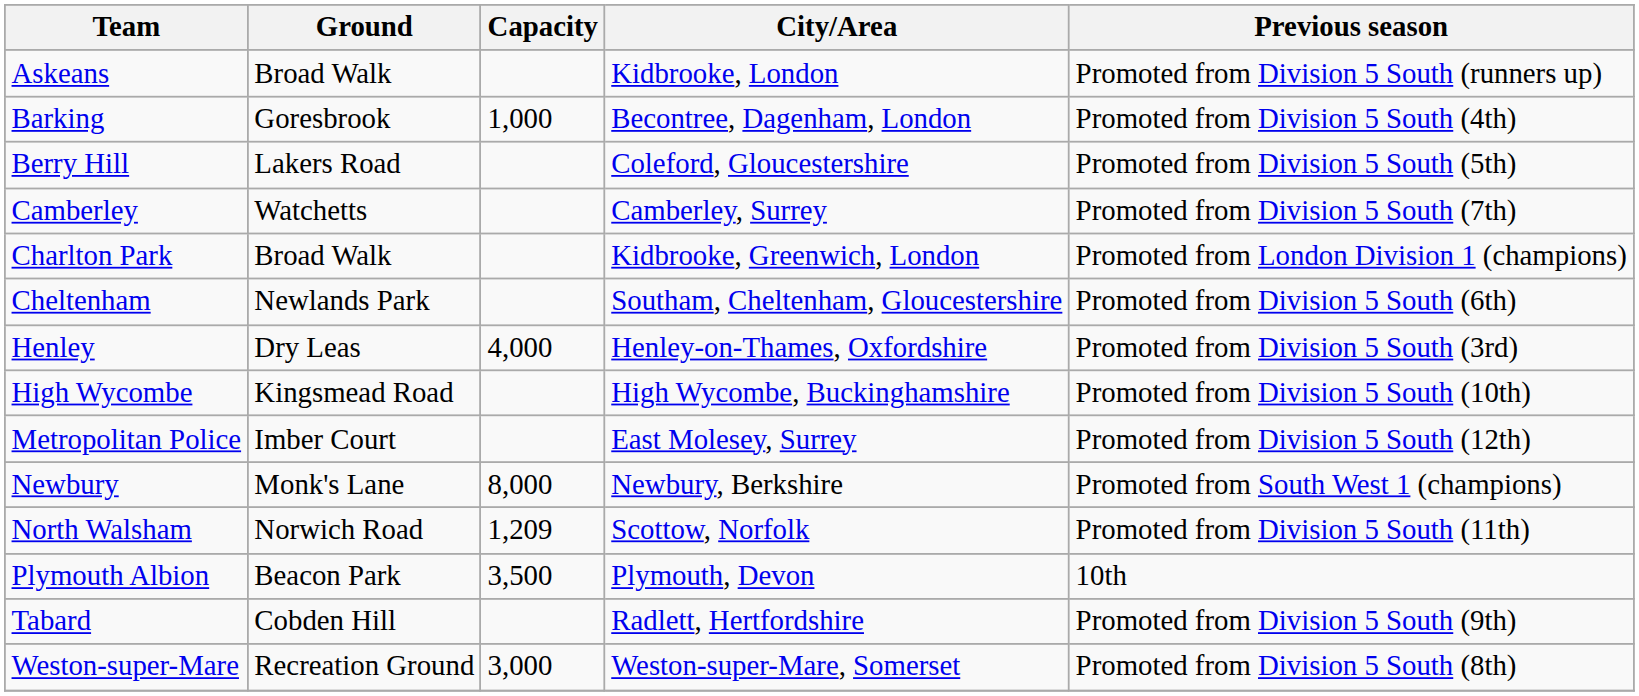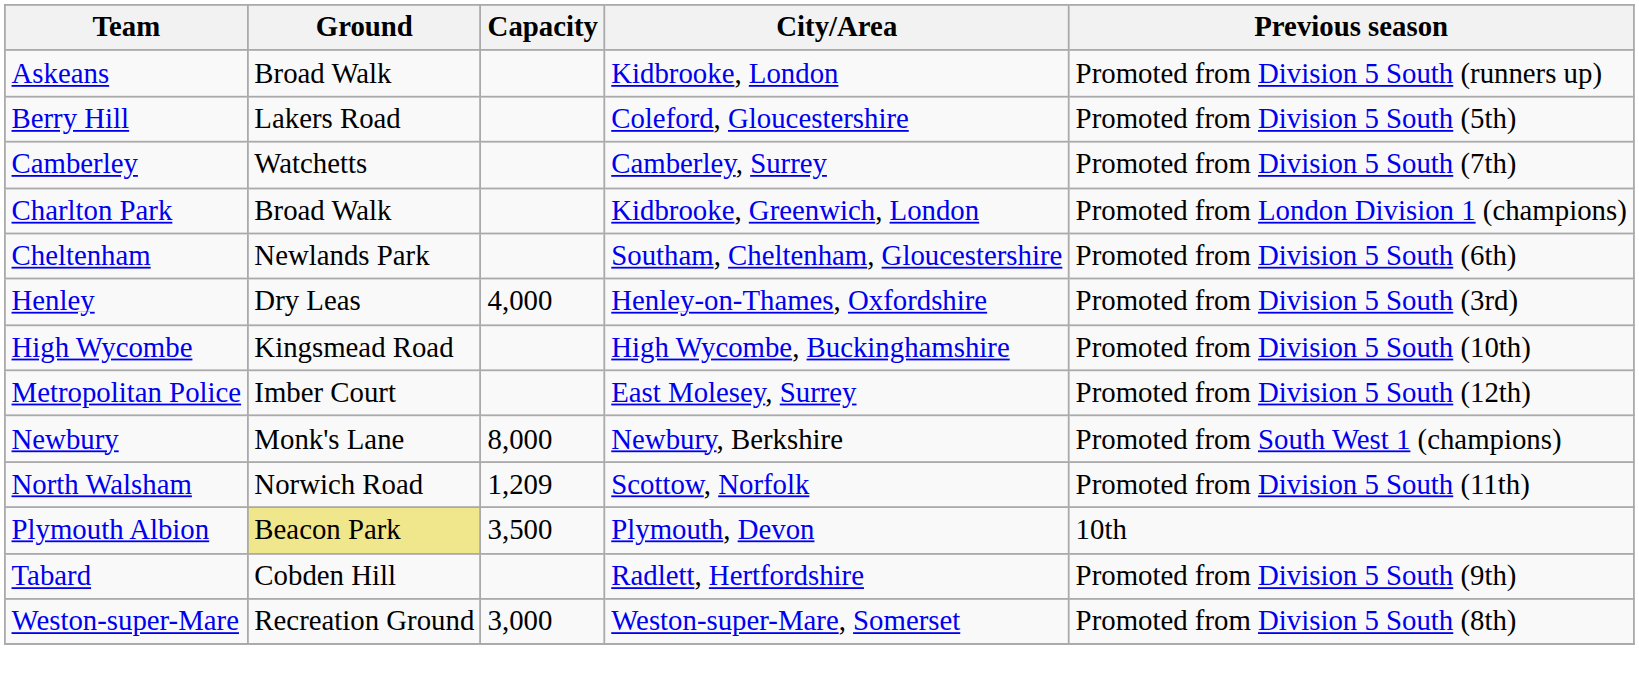- row: (58, 118)
(328, 575) no background -> (328, 529) khaki background
